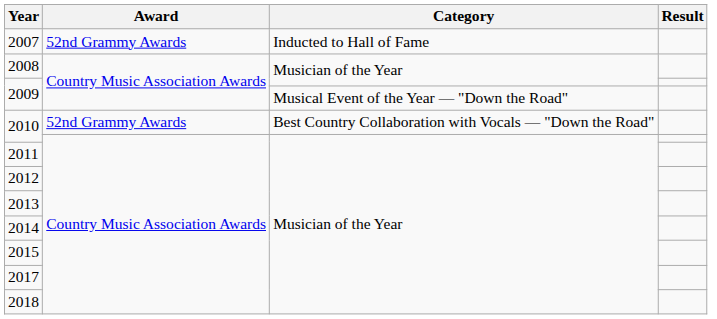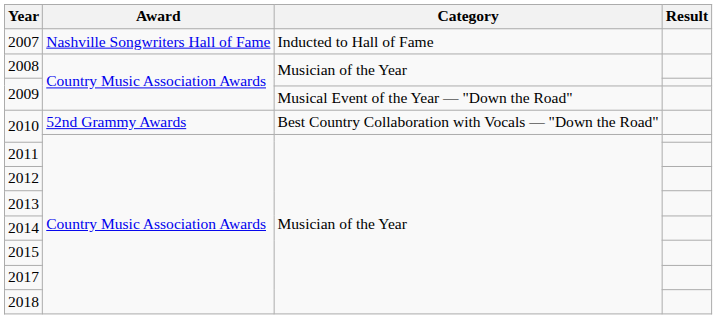(116, 41) 52nd Grammy Awards -> (158, 41) Nashville Songwriters Hall of Fame
